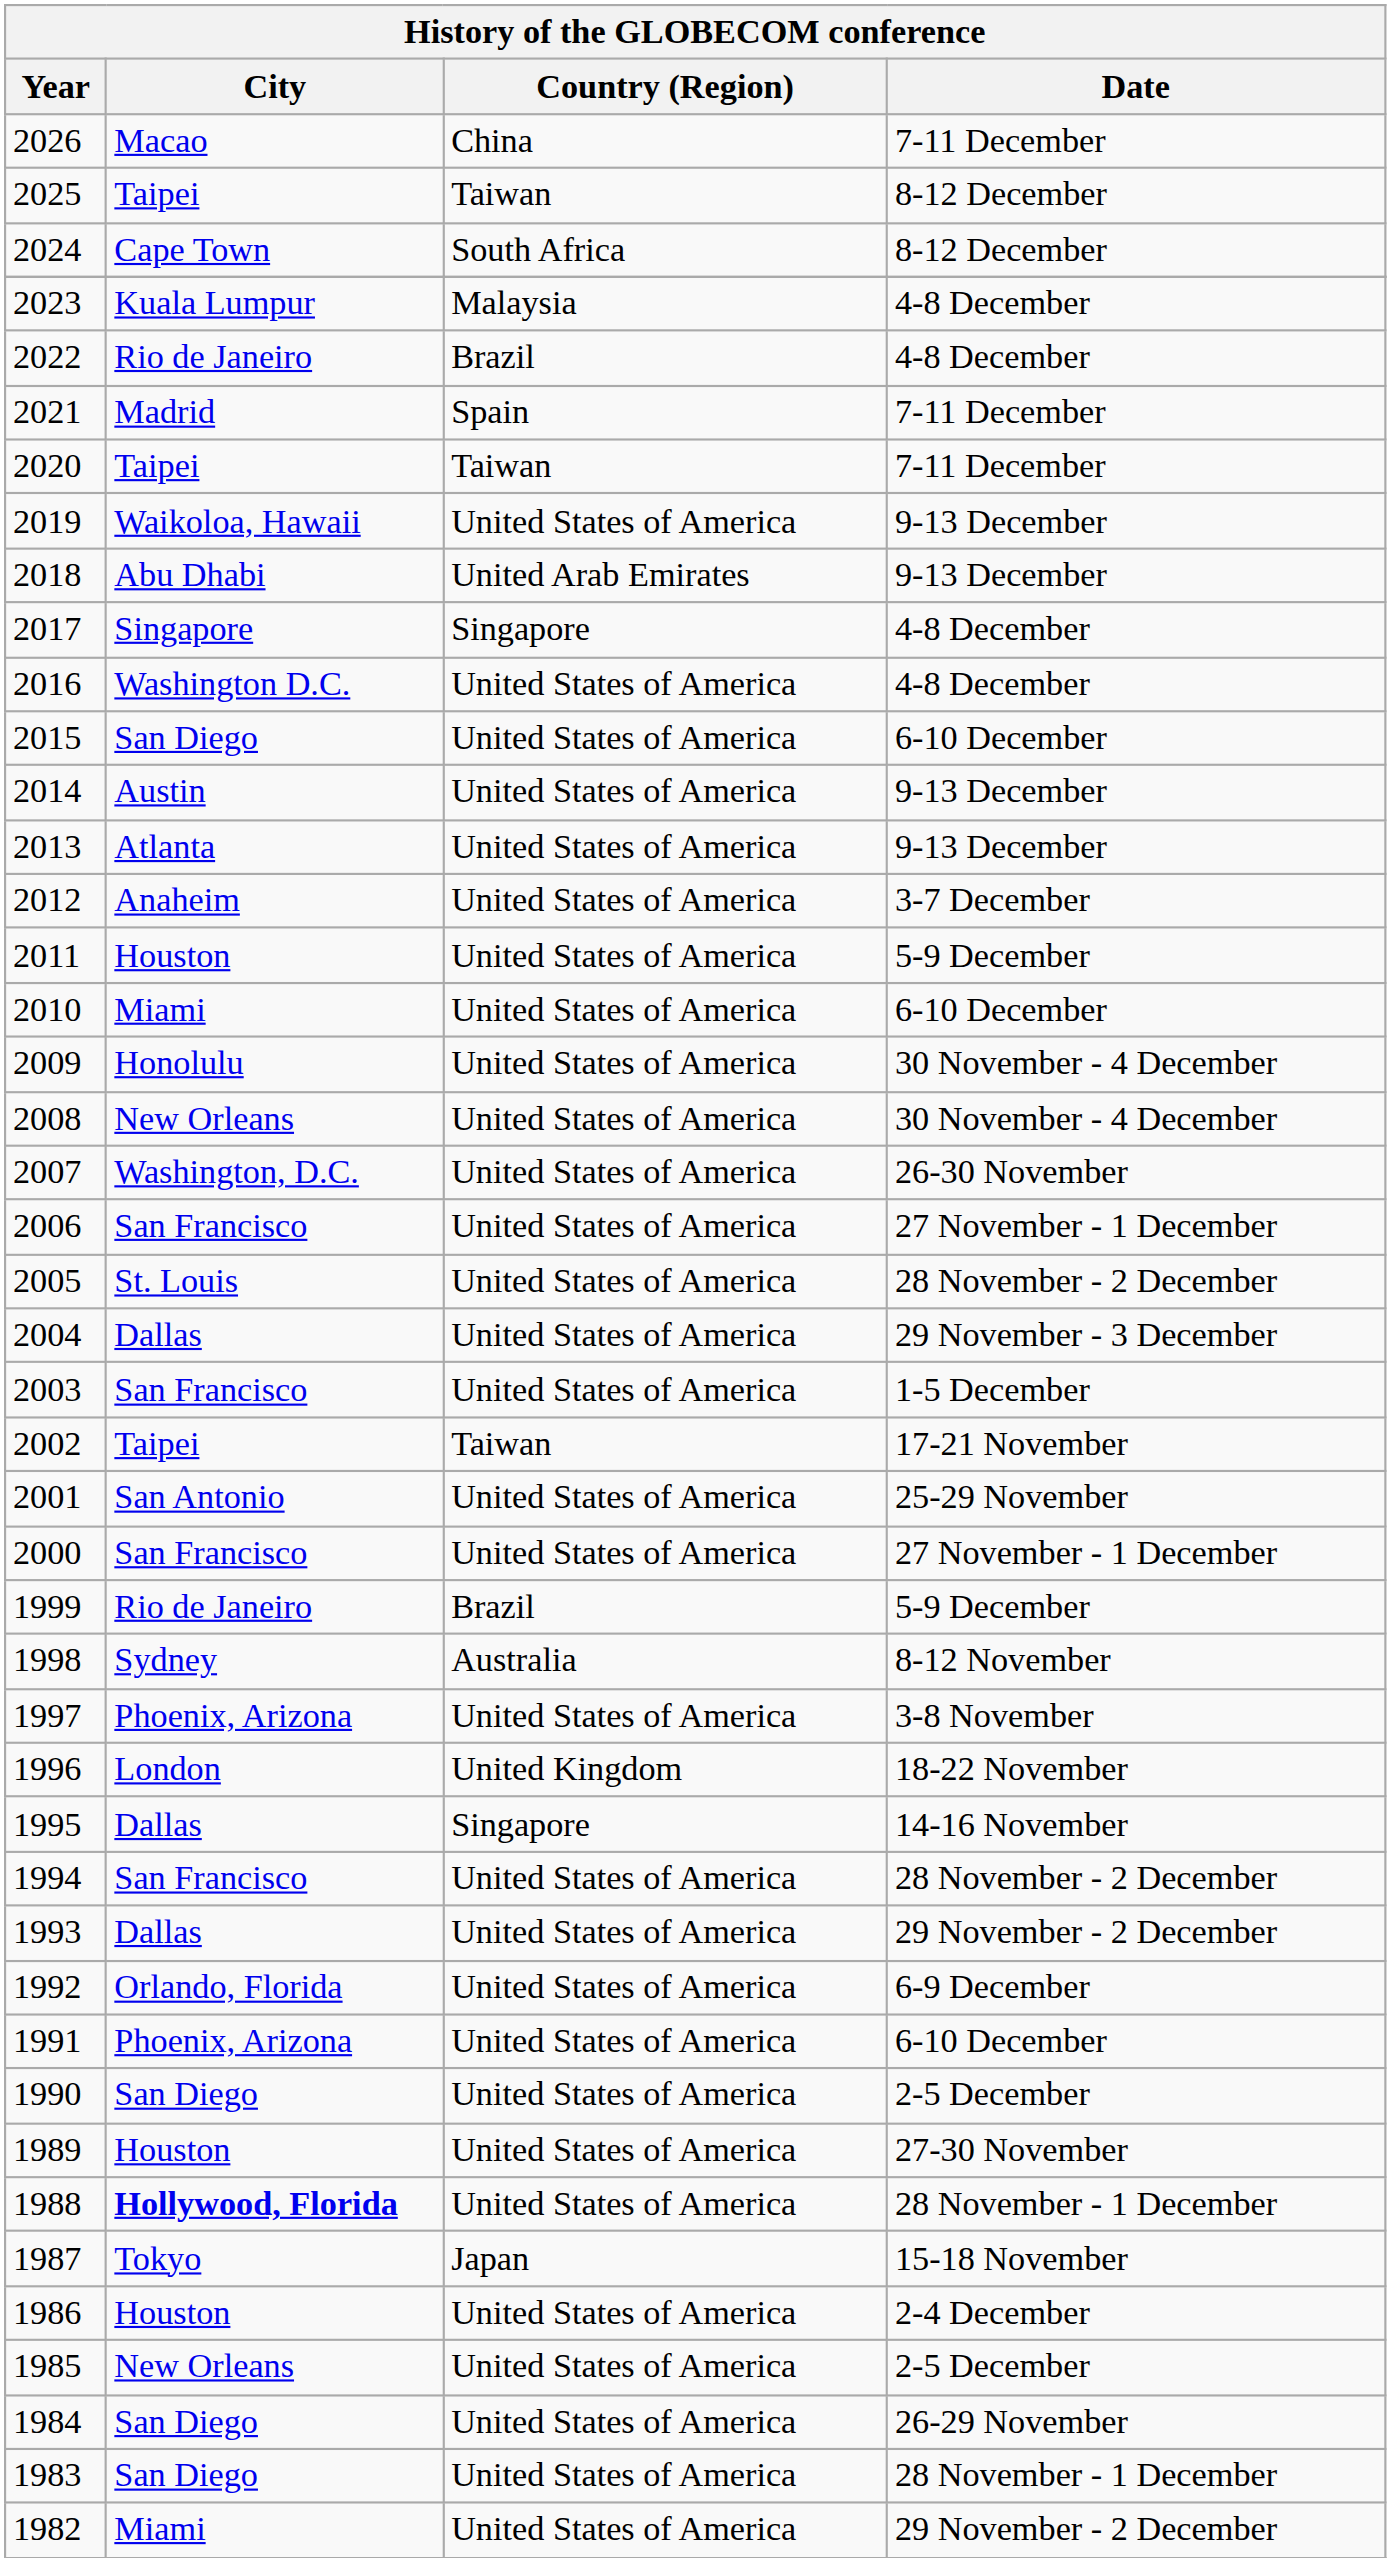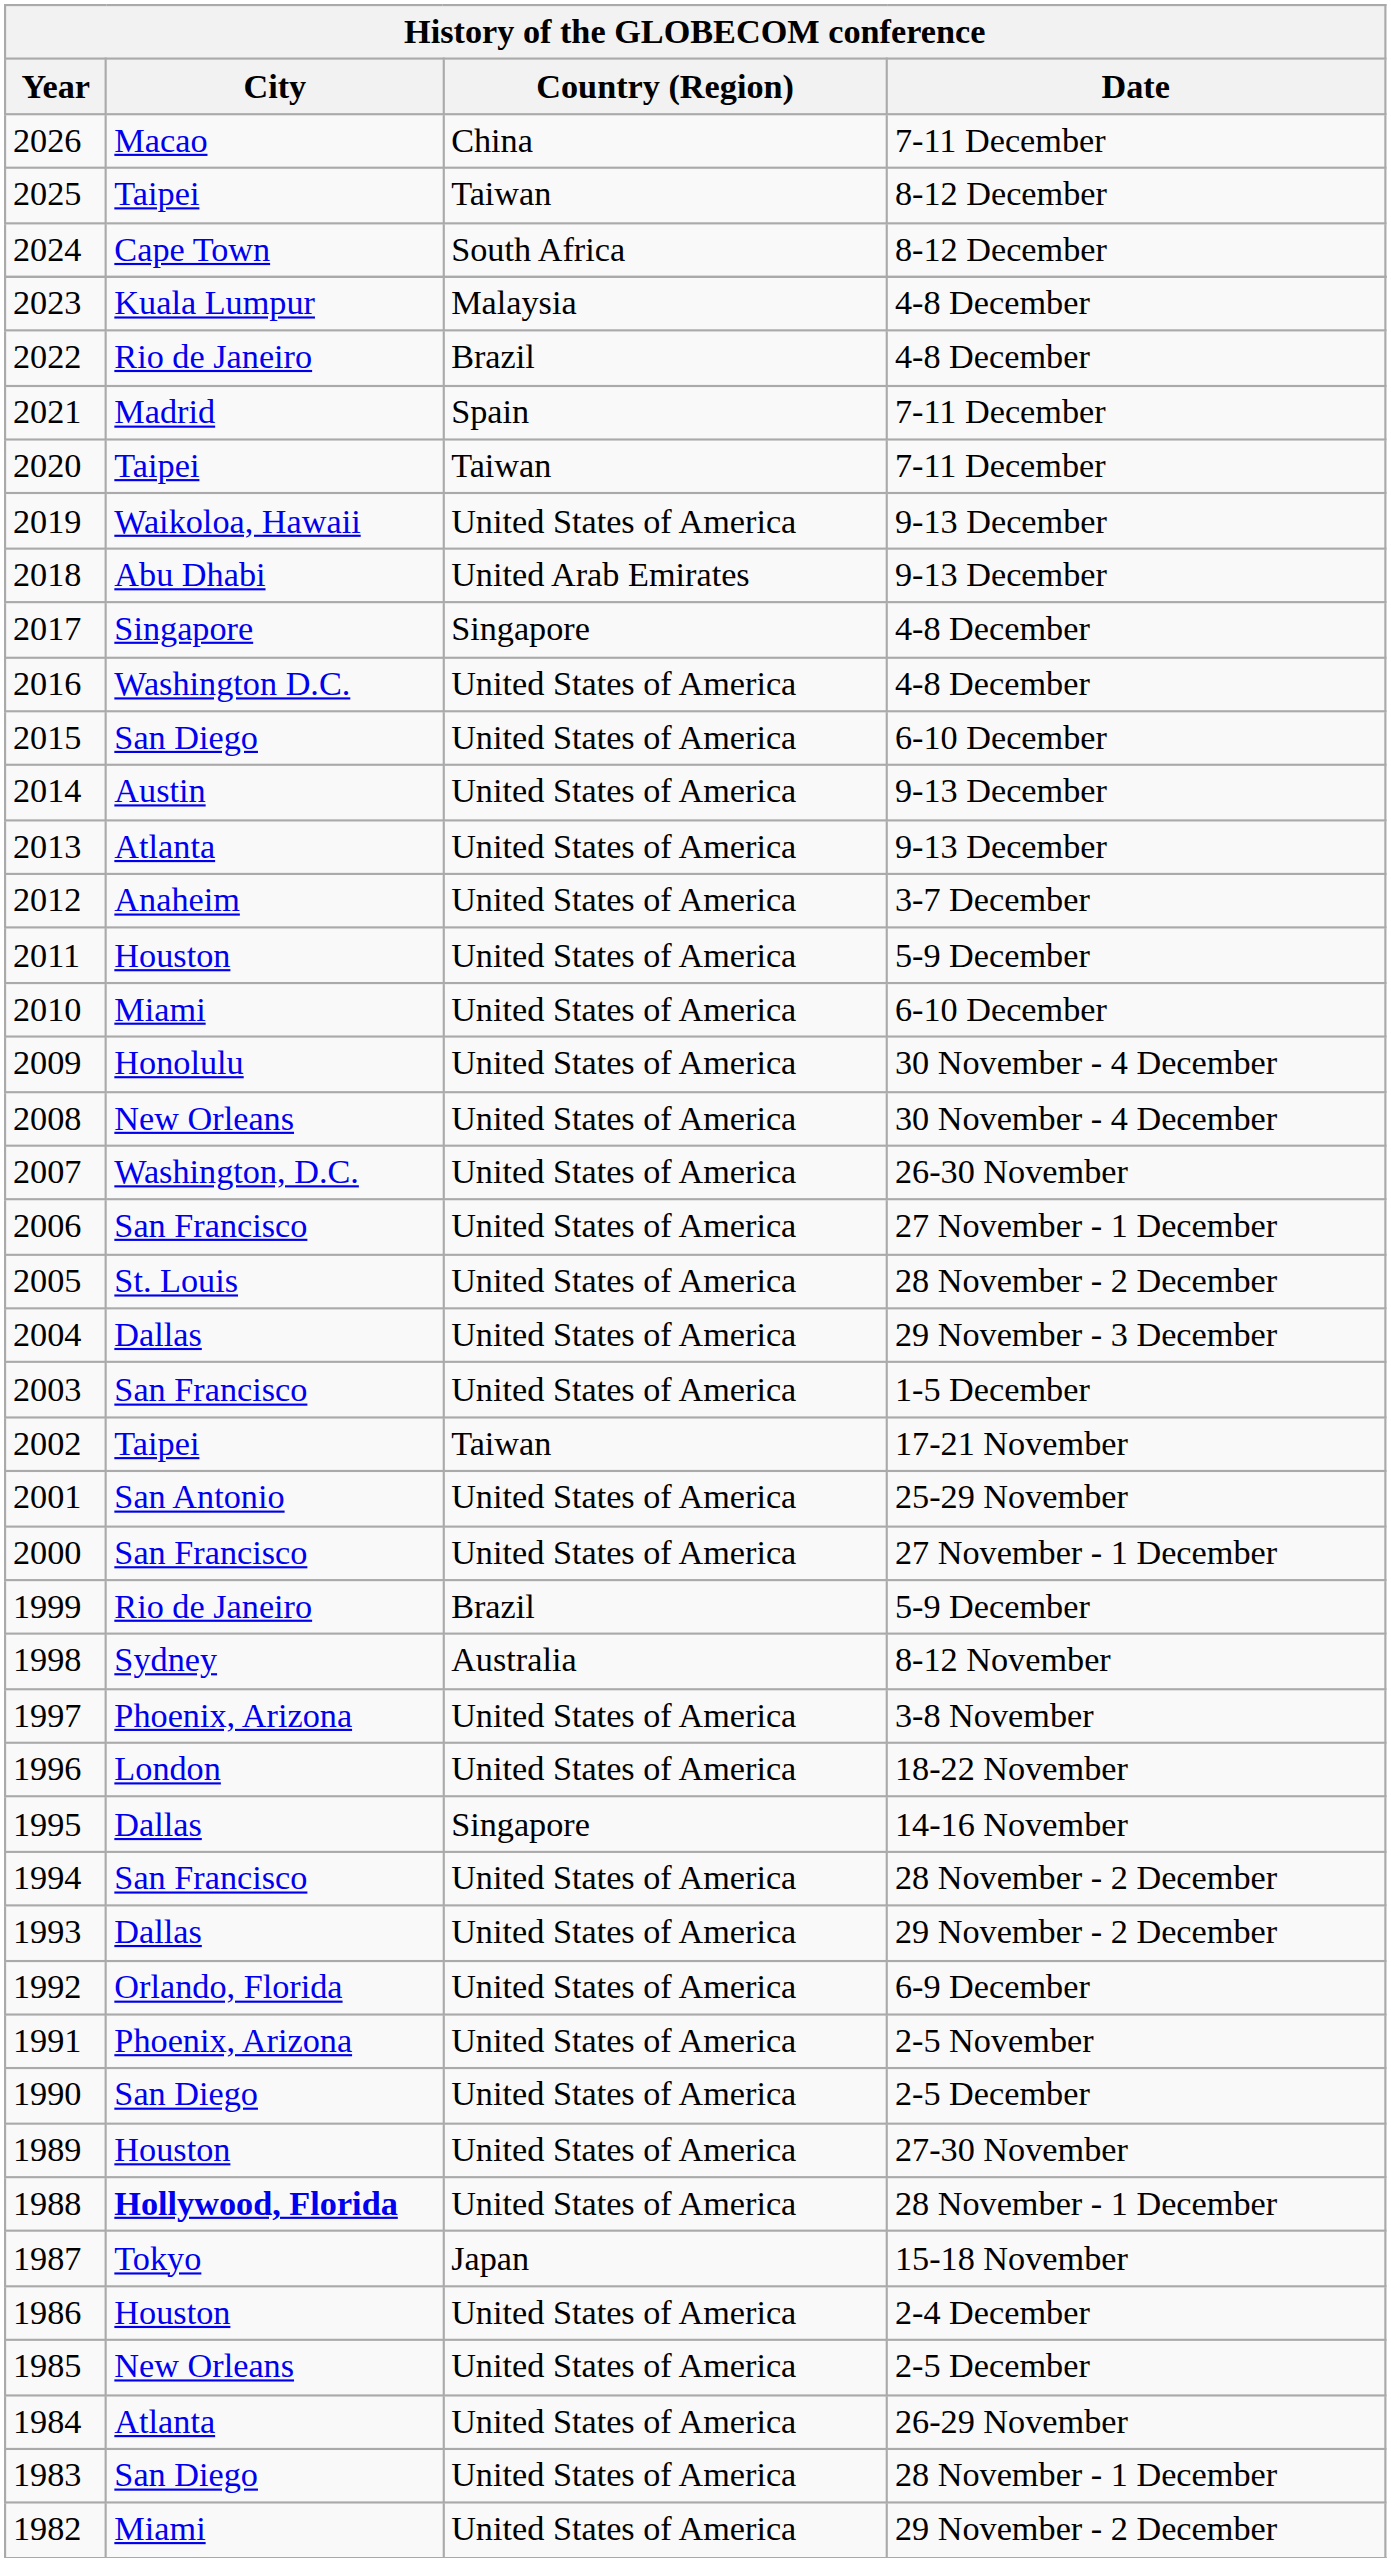(567, 1769) United Kingdom -> (624, 1769) United States of America
(1001, 2040) 6-10 December -> (994, 2040) 2-5 November
(186, 2420) San Diego -> (165, 2420) Atlanta
